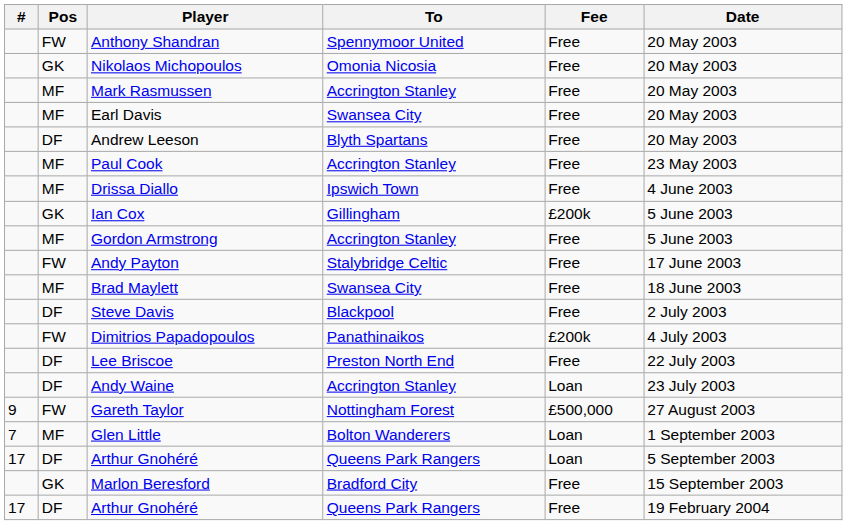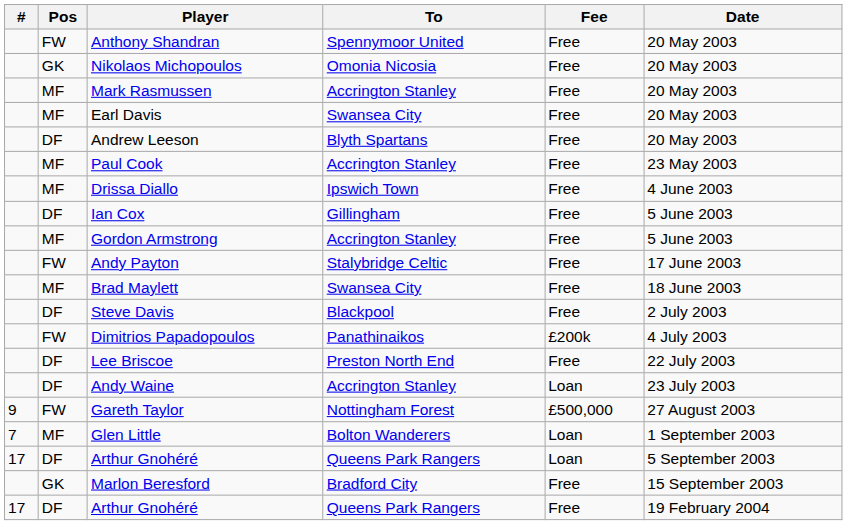(53, 213) GK -> (52, 213) DF
(569, 213) £200k -> (564, 213) Free
